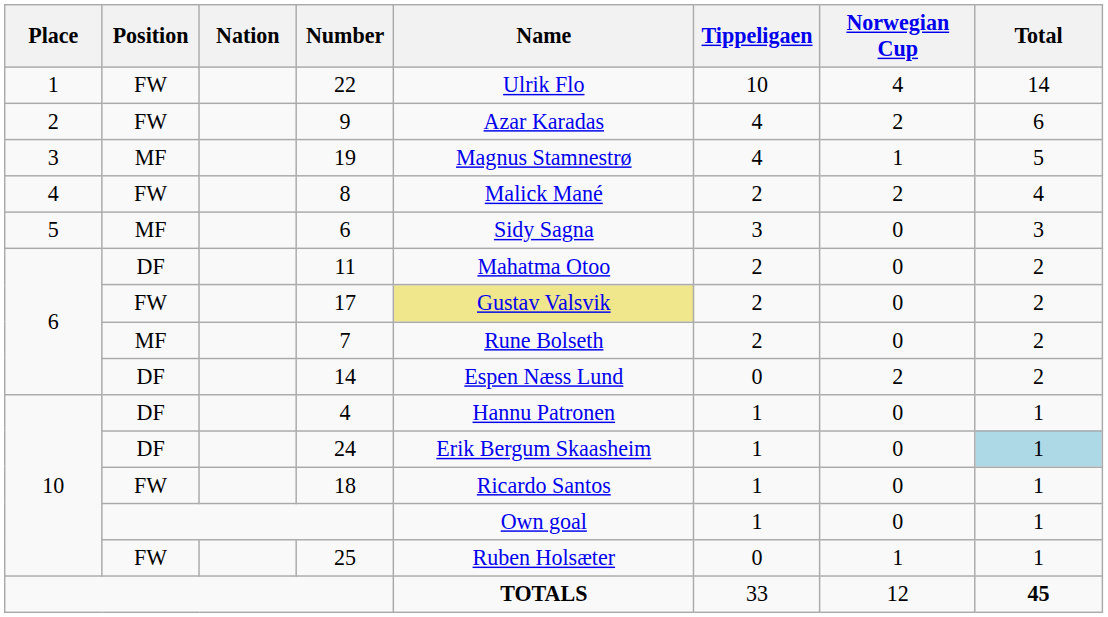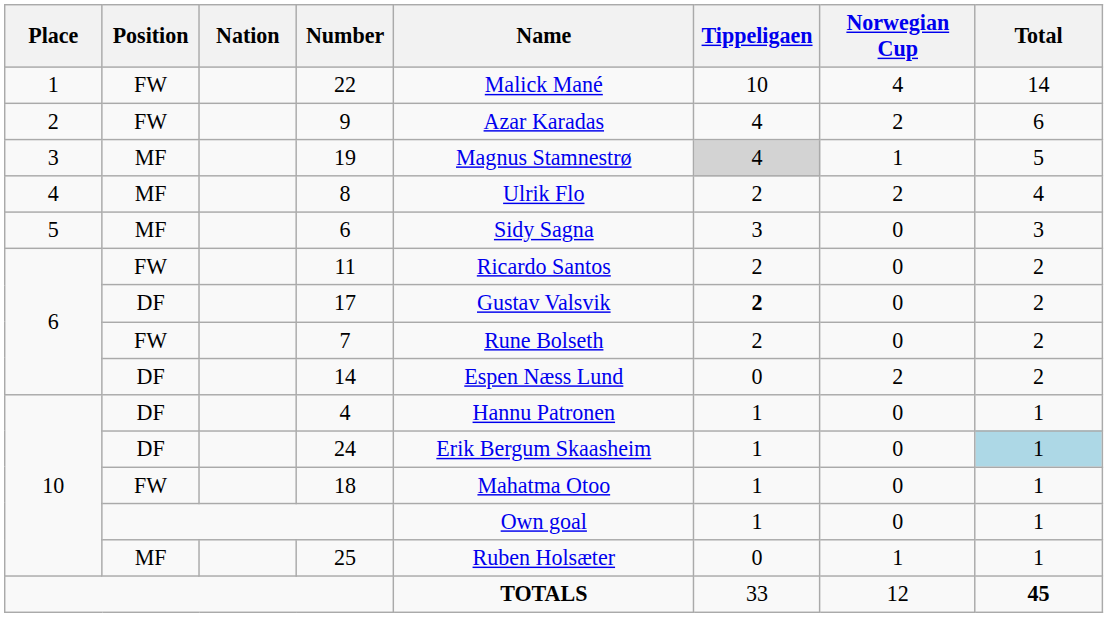(544, 85) Ulrik Flo -> (544, 85) Malick Mané
(757, 157) no background -> (757, 157) lightgrey background
(151, 194) FW -> (151, 194) MF
(544, 194) Malick Mané -> (544, 194) Ulrik Flo
(151, 267) DF -> (151, 267) FW
(544, 267) Mahatma Otoo -> (544, 267) Ricardo Santos
(151, 303) FW -> (151, 303) DF
(544, 303) khaki background -> (544, 303) no background
(757, 303) normal -> (757, 303) bold
(151, 339) MF -> (151, 339) FW
(544, 485) Ricardo Santos -> (544, 485) Mahatma Otoo
(151, 557) FW -> (151, 557) MF
